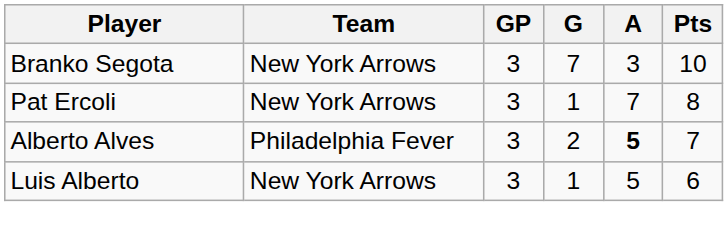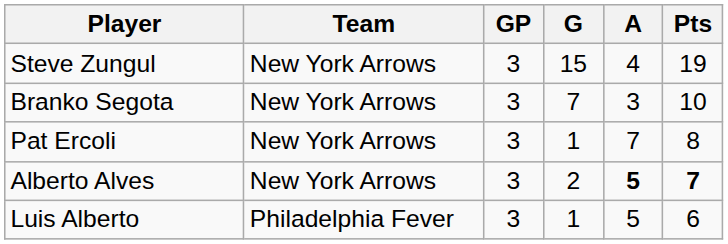+ row: (83, 63)
(352, 141) Philadelphia Fever -> (343, 180) New York Arrows
(693, 141) normal -> (693, 180) bold
(343, 180) New York Arrows -> (352, 219) Philadelphia Fever
